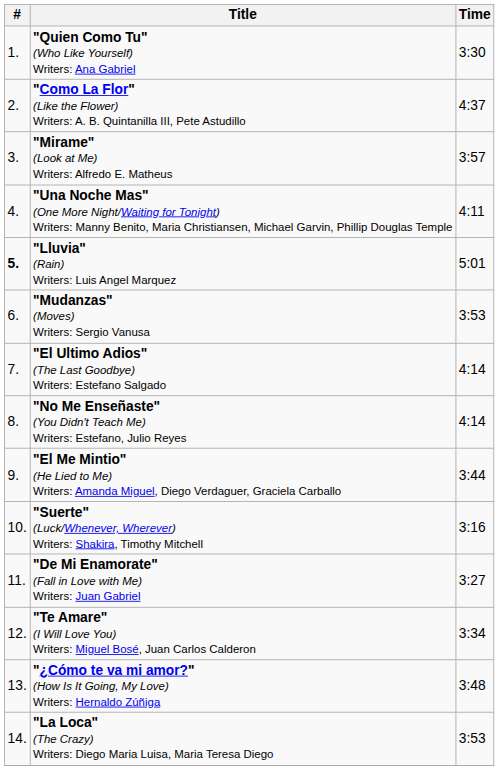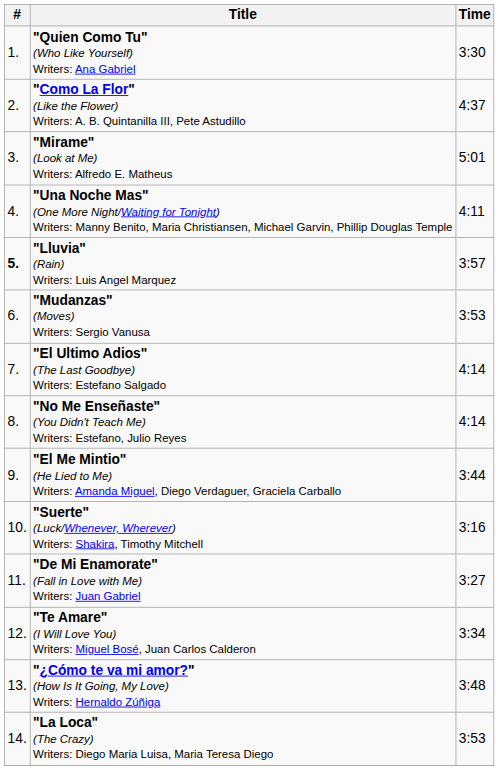(472, 158) 3:57 -> (472, 158) 5:01
(472, 263) 5:01 -> (472, 263) 3:57
